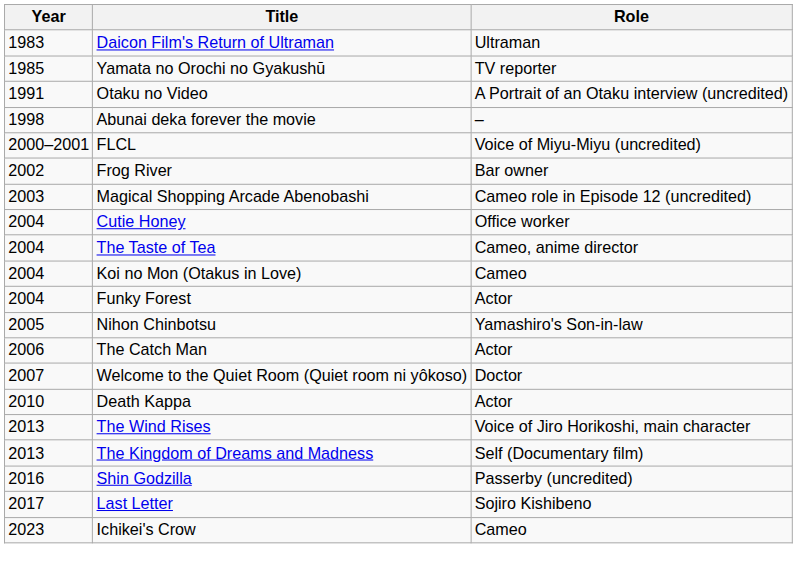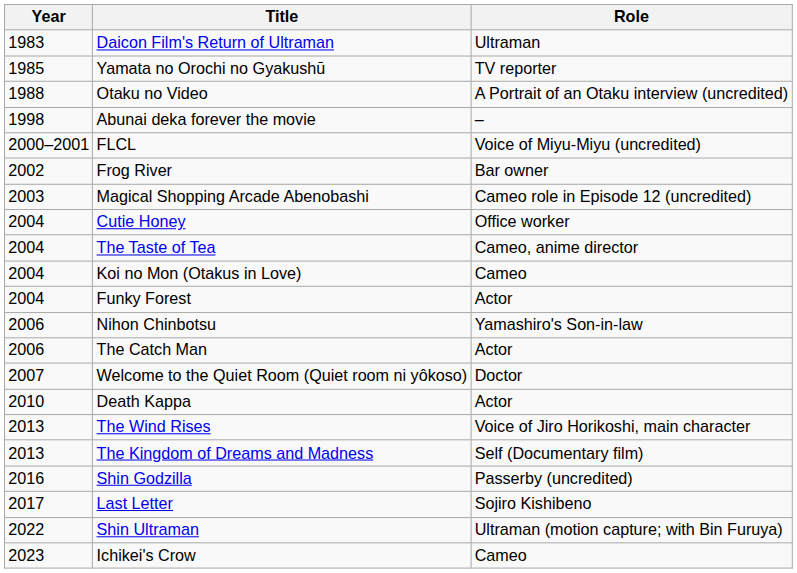(26, 94) 1991 -> (26, 94) 1988
(26, 324) 2005 -> (26, 324) 2006
+ row: (148, 529)
